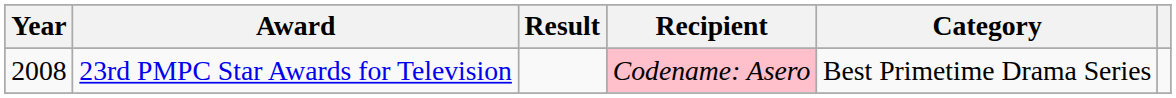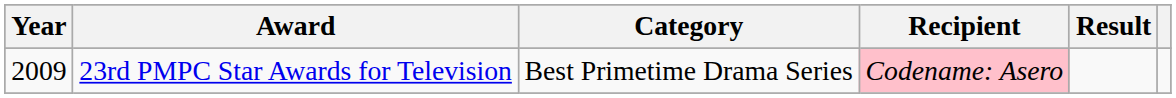columns swapped: (987, 26) <-> (562, 26)
(39, 70) 2008 -> (39, 70) 2009
